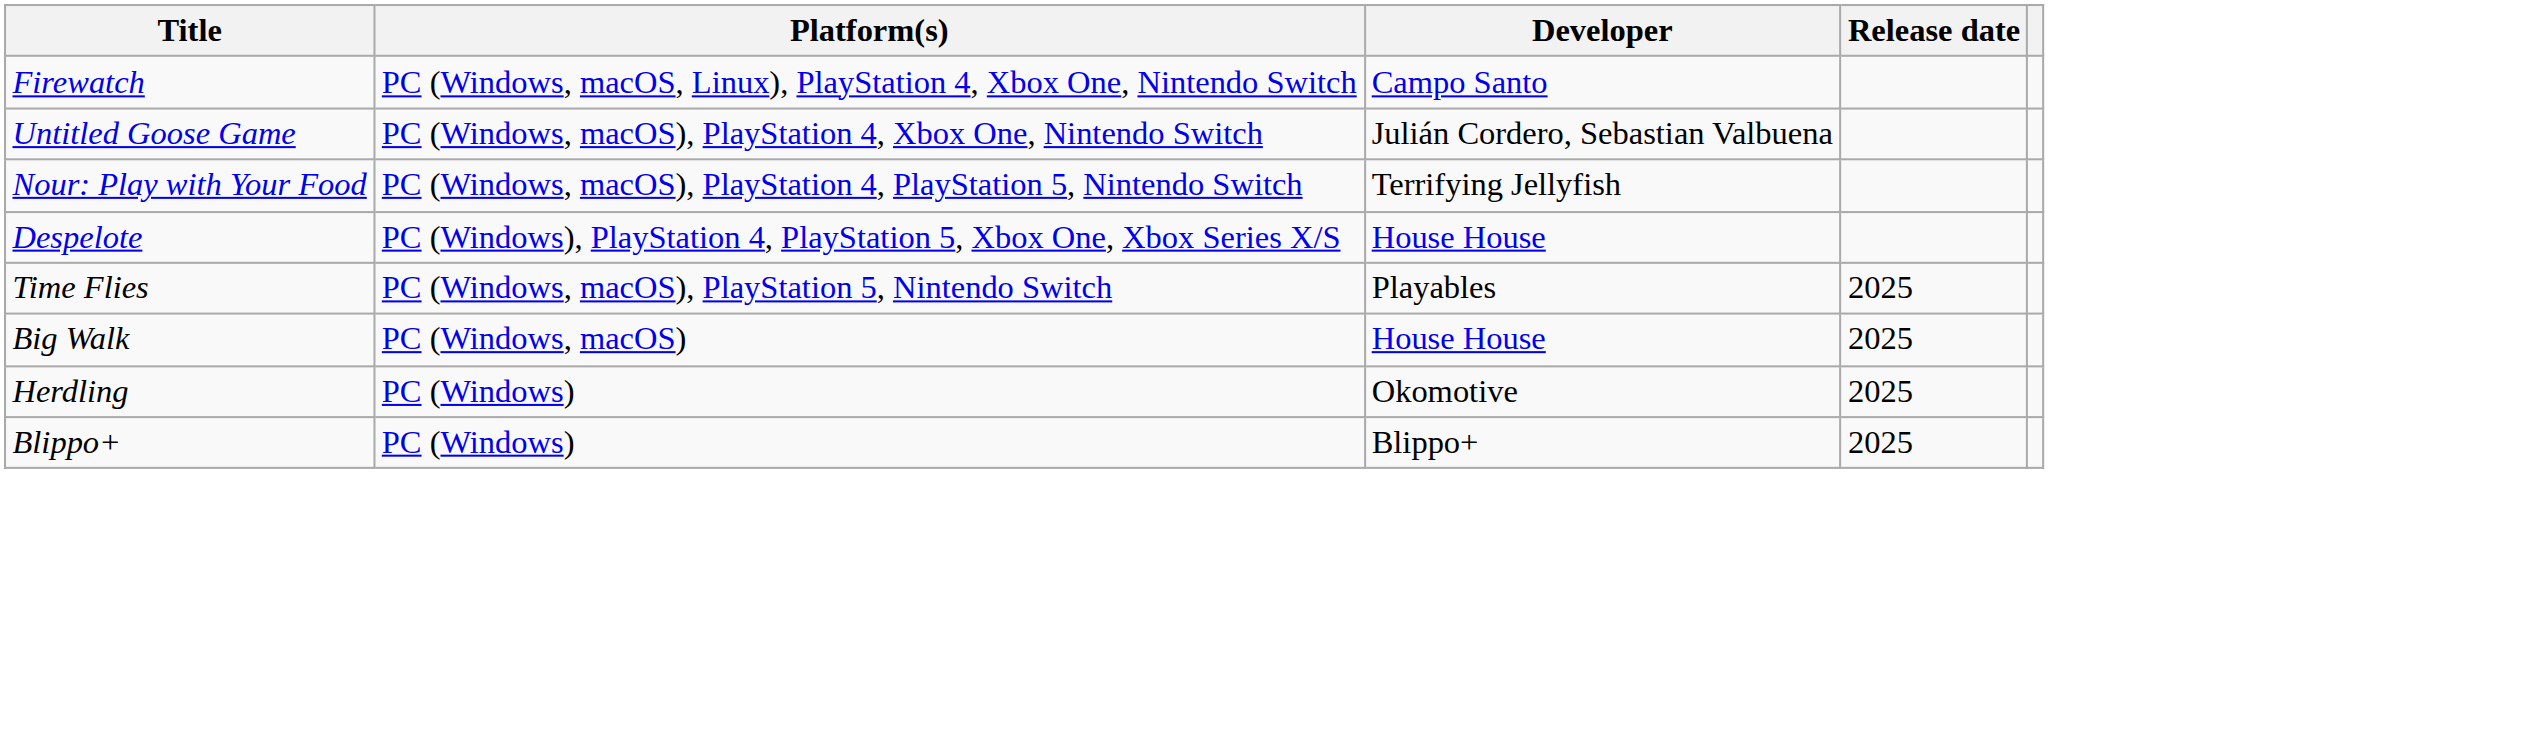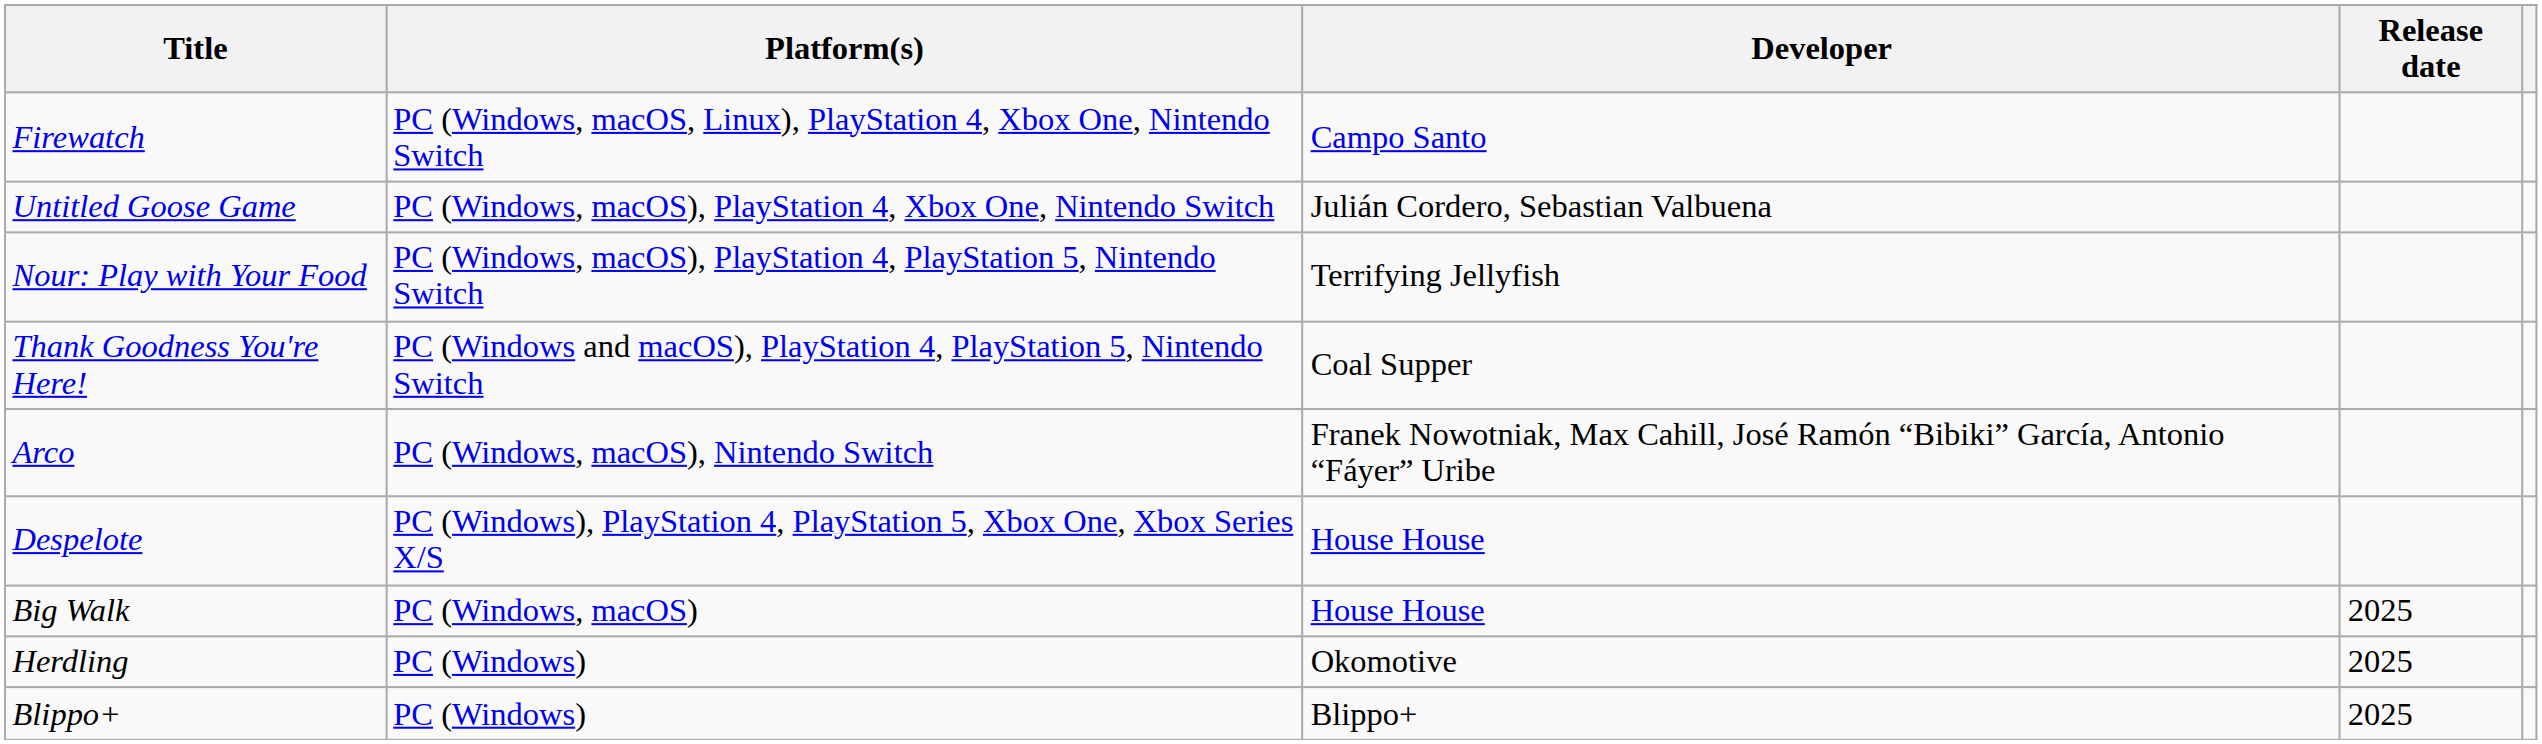+ row: (165, 364)
+ row: (43, 452)
- row: (81, 287)
